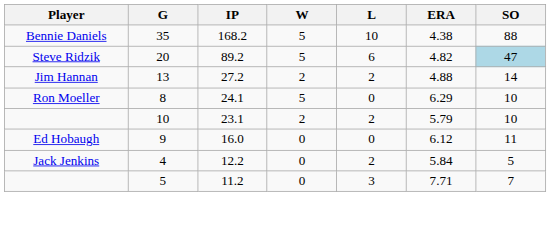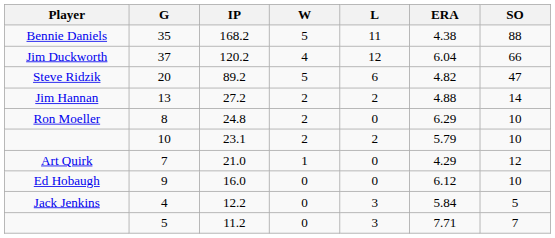(372, 35) 10 -> (375, 35) 11
+ row: (67, 56)
(511, 56) lightblue background -> (515, 77) no background
(232, 98) 24.1 -> (234, 118) 24.8
(302, 98) 5 -> (305, 118) 2
+ row: (67, 160)
(511, 139) 11 -> (515, 181) 10
(372, 160) 2 -> (375, 202) 3
